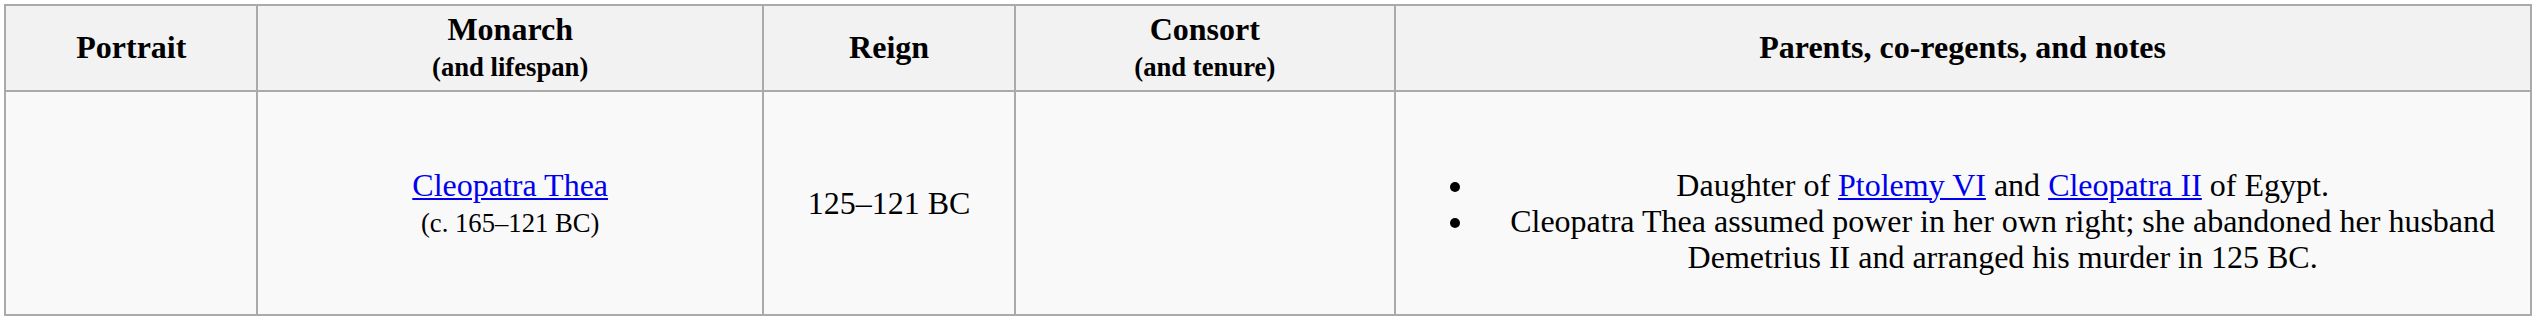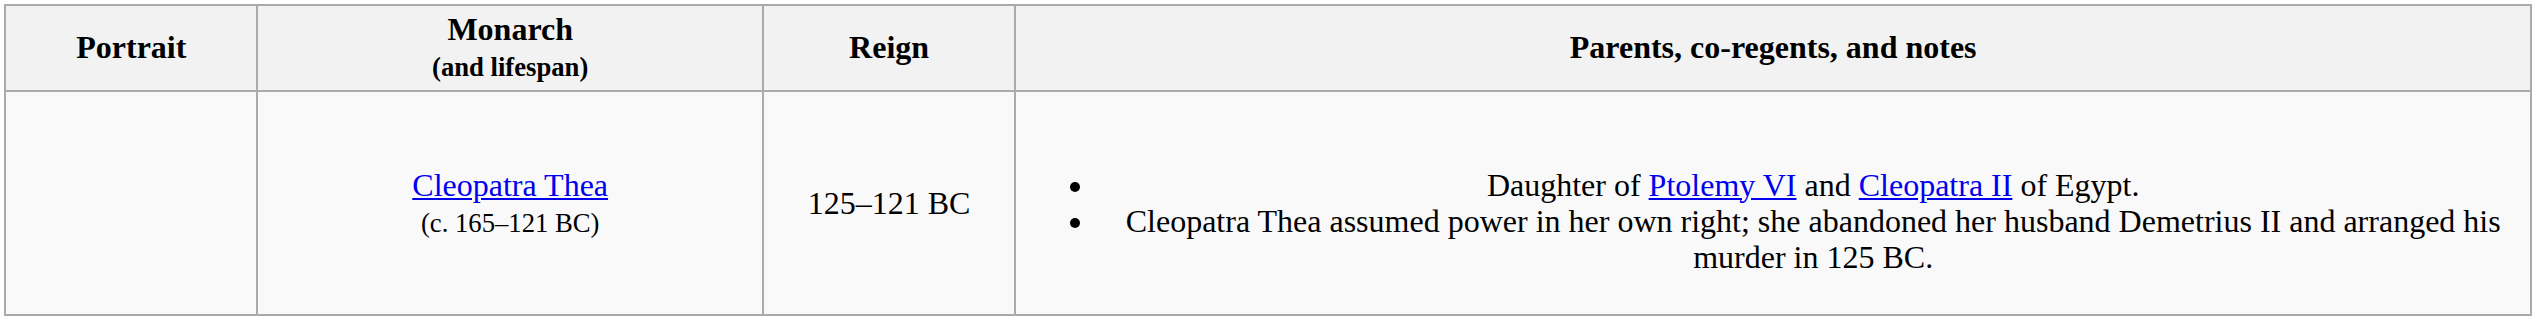- column: (1205, 47)
